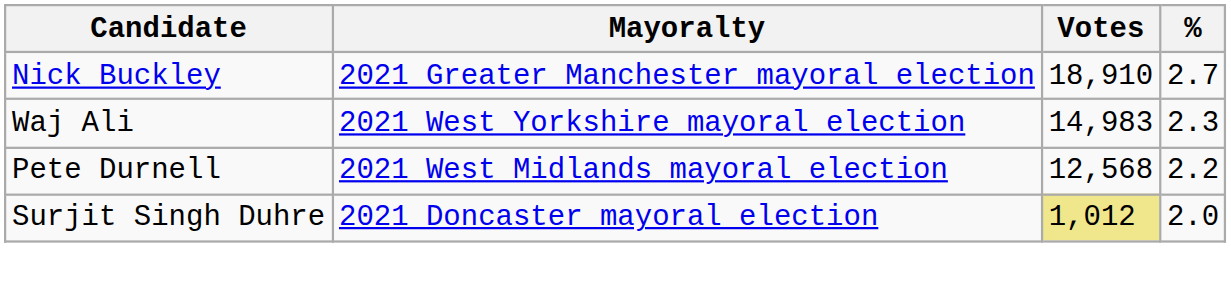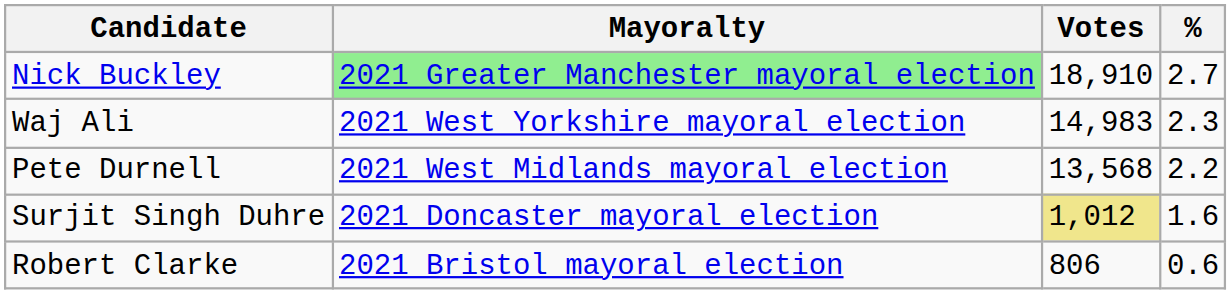(687, 76) no background -> (687, 76) lightgreen background
(1101, 170) 12,568 -> (1101, 170) 13,568
(1193, 218) 2.0 -> (1193, 218) 1.6
+ row: (125, 265)
